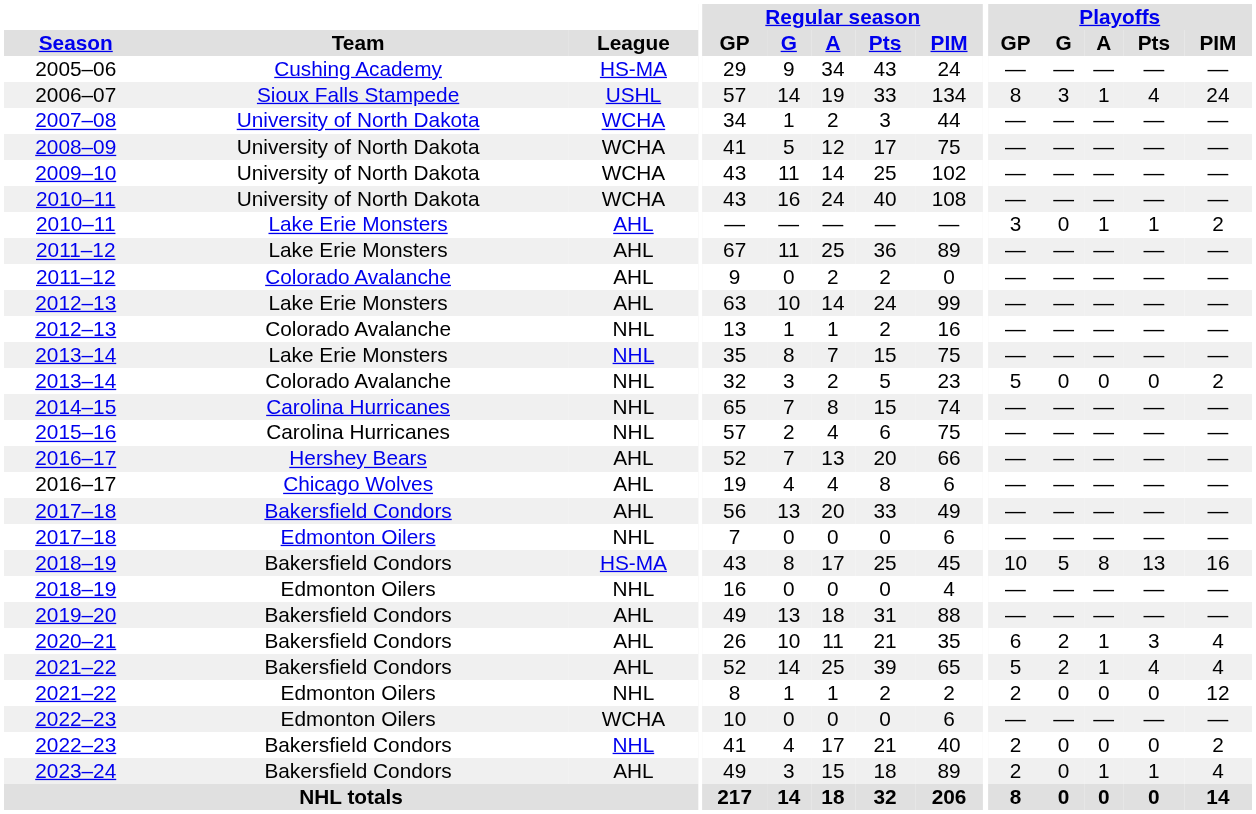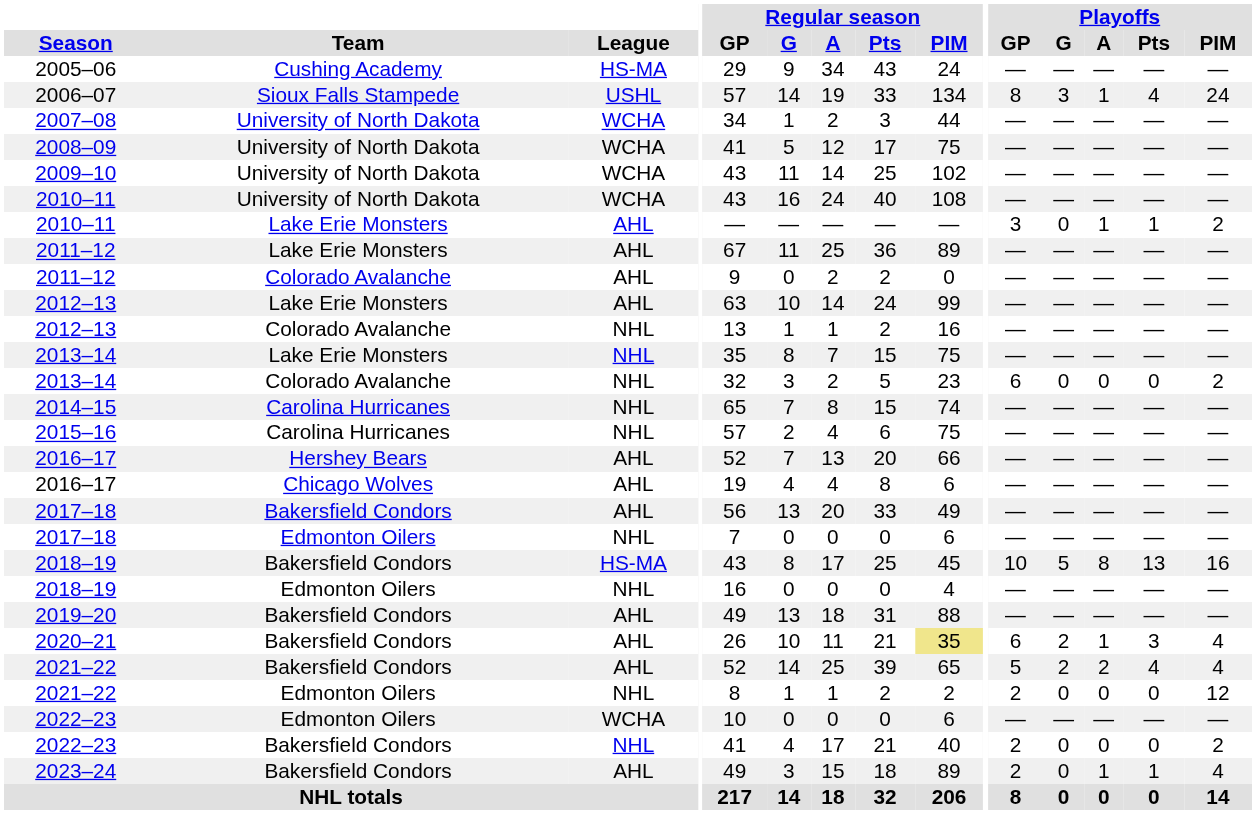(1015, 380) 5 -> (1015, 380) 6
(949, 640) no background -> (949, 640) khaki background
(1104, 666) 1 -> (1104, 666) 2
